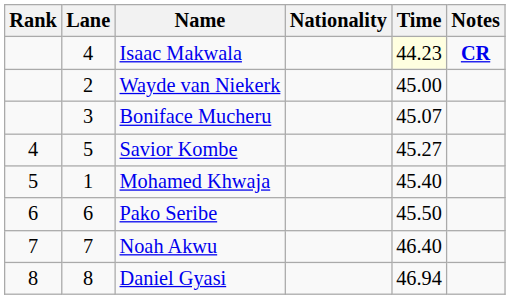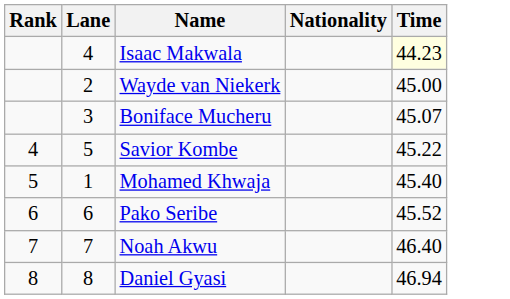- column: (476, 20)
(419, 149) 45.27 -> (419, 149) 45.22
(419, 213) 45.50 -> (419, 213) 45.52
